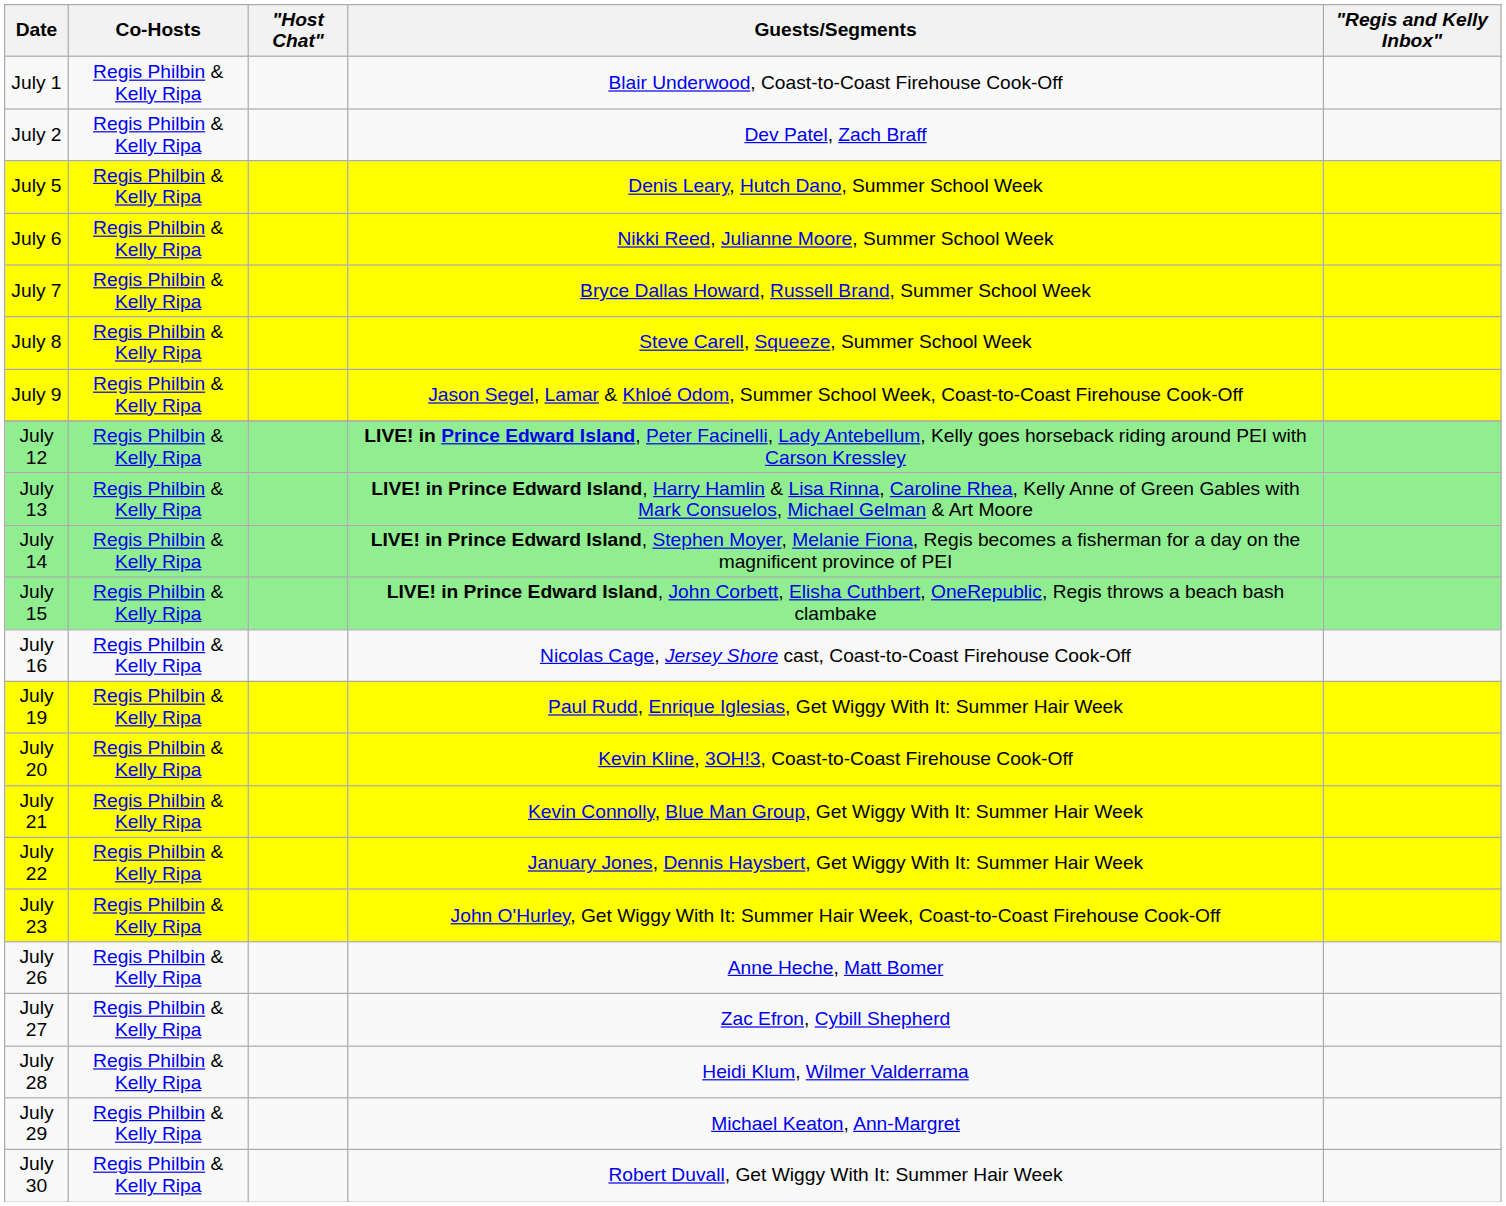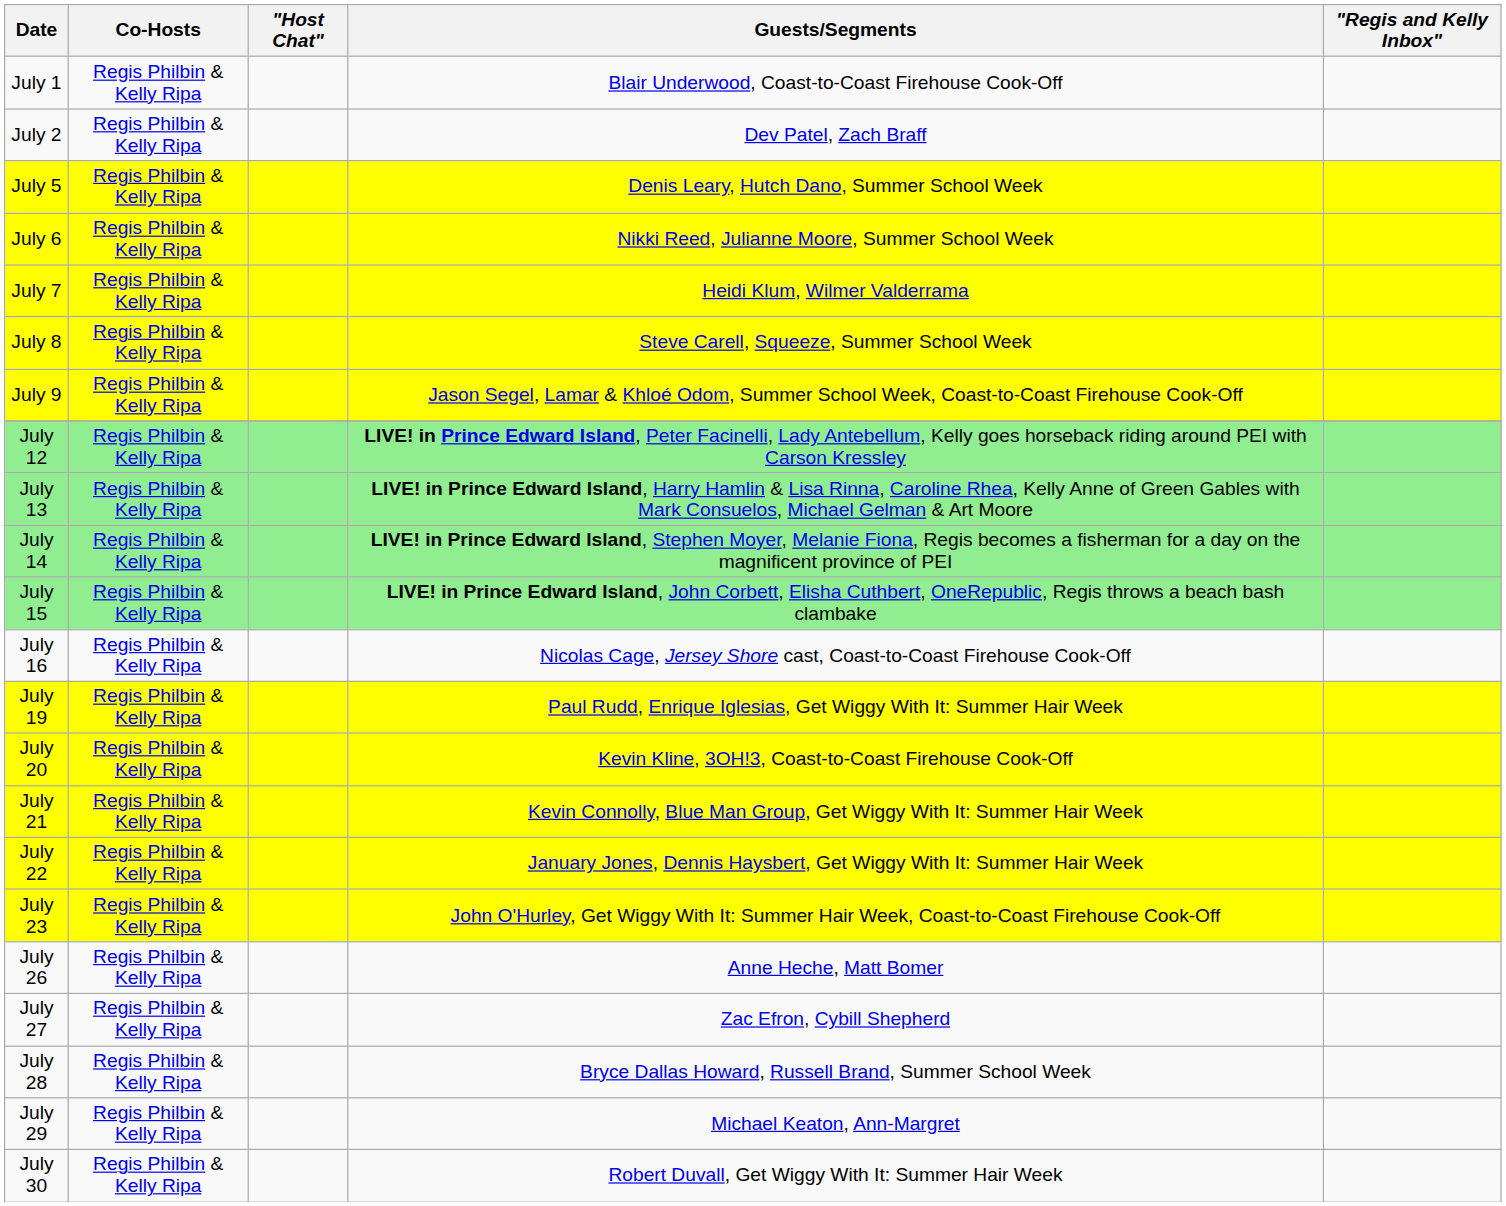(836, 290) Bryce Dallas Howard, Russell Brand, Summer School Week -> (835, 290) Heidi Klum, Wilmer Valderrama
(835, 1071) Heidi Klum, Wilmer Valderrama -> (836, 1071) Bryce Dallas Howard, Russell Brand, Summer School Week
